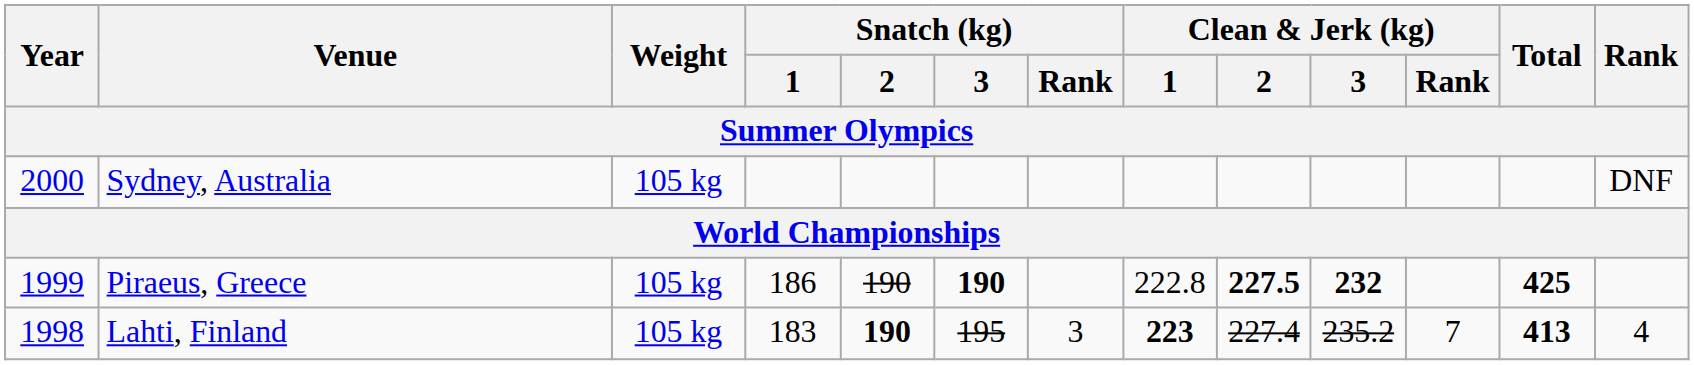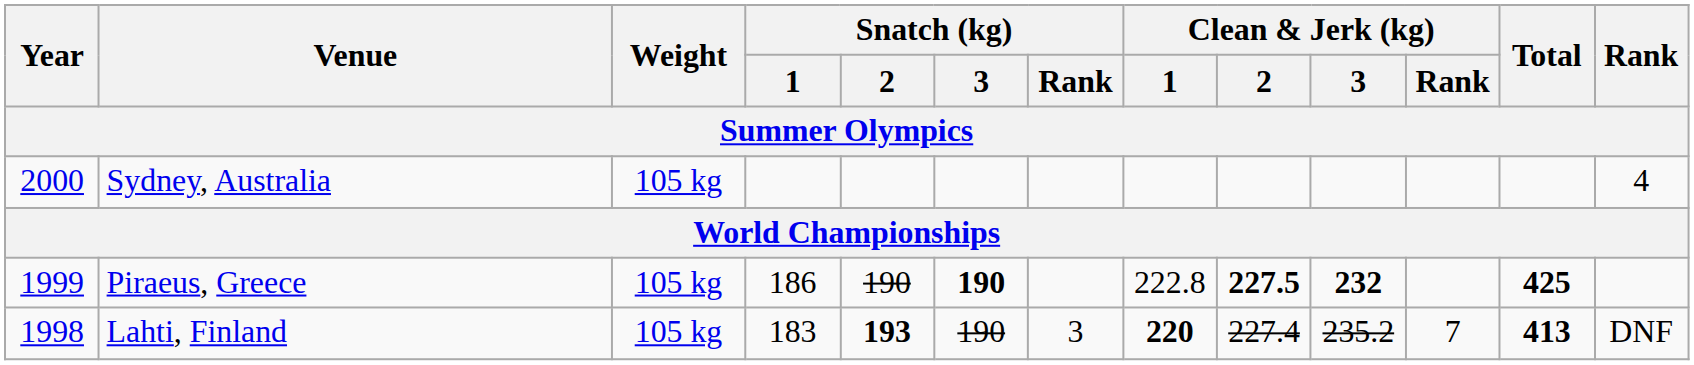(1641, 181) DNF -> (1641, 181) 4
(887, 332) 190 -> (887, 332) 193
(981, 332) 195 -> (981, 332) 190
(1170, 332) 223 -> (1170, 332) 220
(1641, 332) 4 -> (1641, 332) DNF
